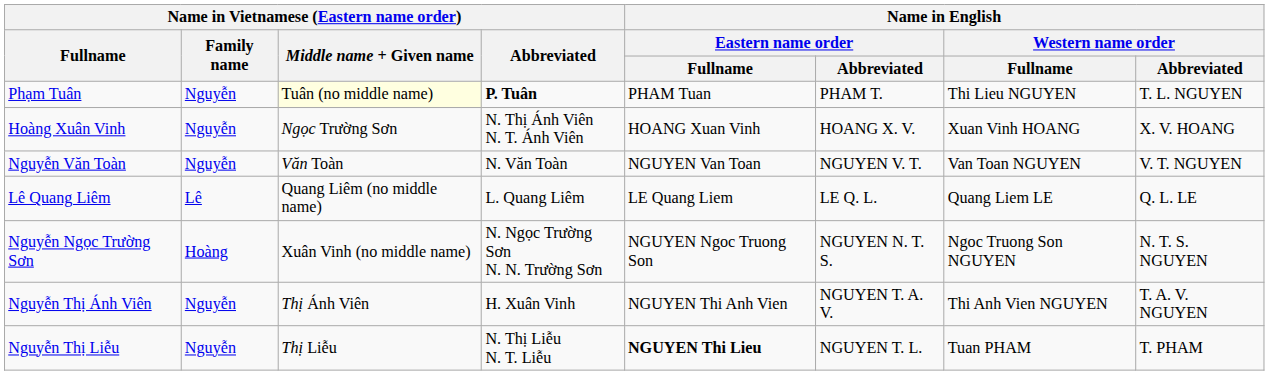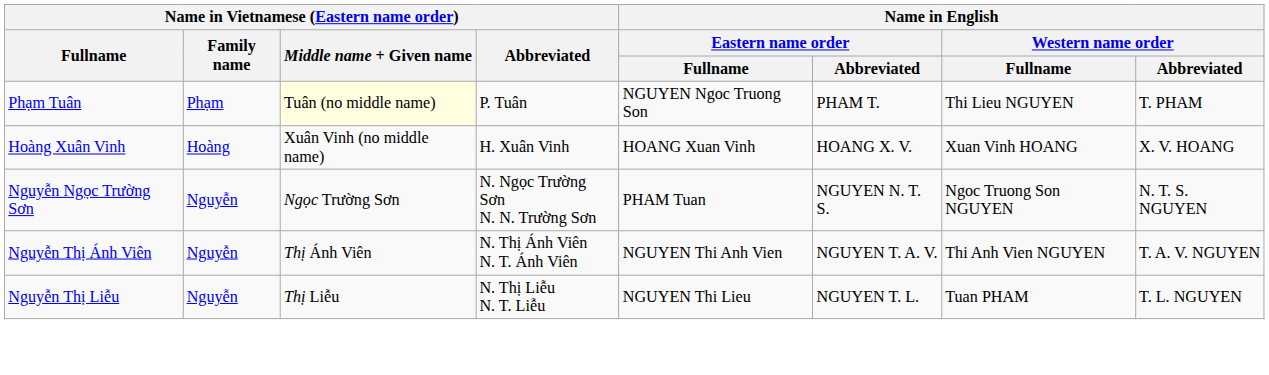(210, 94) Nguyễn -> (205, 103) Phạm
(511, 94) bold -> (503, 103) normal
(669, 94) PHAM Tuan -> (702, 103) NGUYEN Ngoc Truong Son
(1191, 94) T. L. NGUYEN -> (1171, 103) T. PHAM
(210, 128) Nguyễn -> (208, 147) Hoàng
(339, 128) Ngọc Trường Sơn -> (356, 147) Xuân Vinh (no middle name)
(539, 128) N. Thị Ánh Viên N. T. Ánh Viên -> (524, 147) H. Xuân Vinh
- row: (67, 163)
- row: (59, 198)
(206, 251) Hoàng -> (212, 199) Nguyễn
(376, 251) Xuân Vinh (no middle name) -> (342, 199) Ngọc Trường Sơn
(707, 251) NGUYEN Ngoc Truong Son -> (664, 199) PHAM Tuan
(530, 304) H. Xuân Vinh -> (533, 252) N. Thị Ánh Viên N. T. Ánh Viên
(695, 347) bold -> (687, 296) normal
(1171, 347) T. PHAM -> (1190, 296) T. L. NGUYEN
